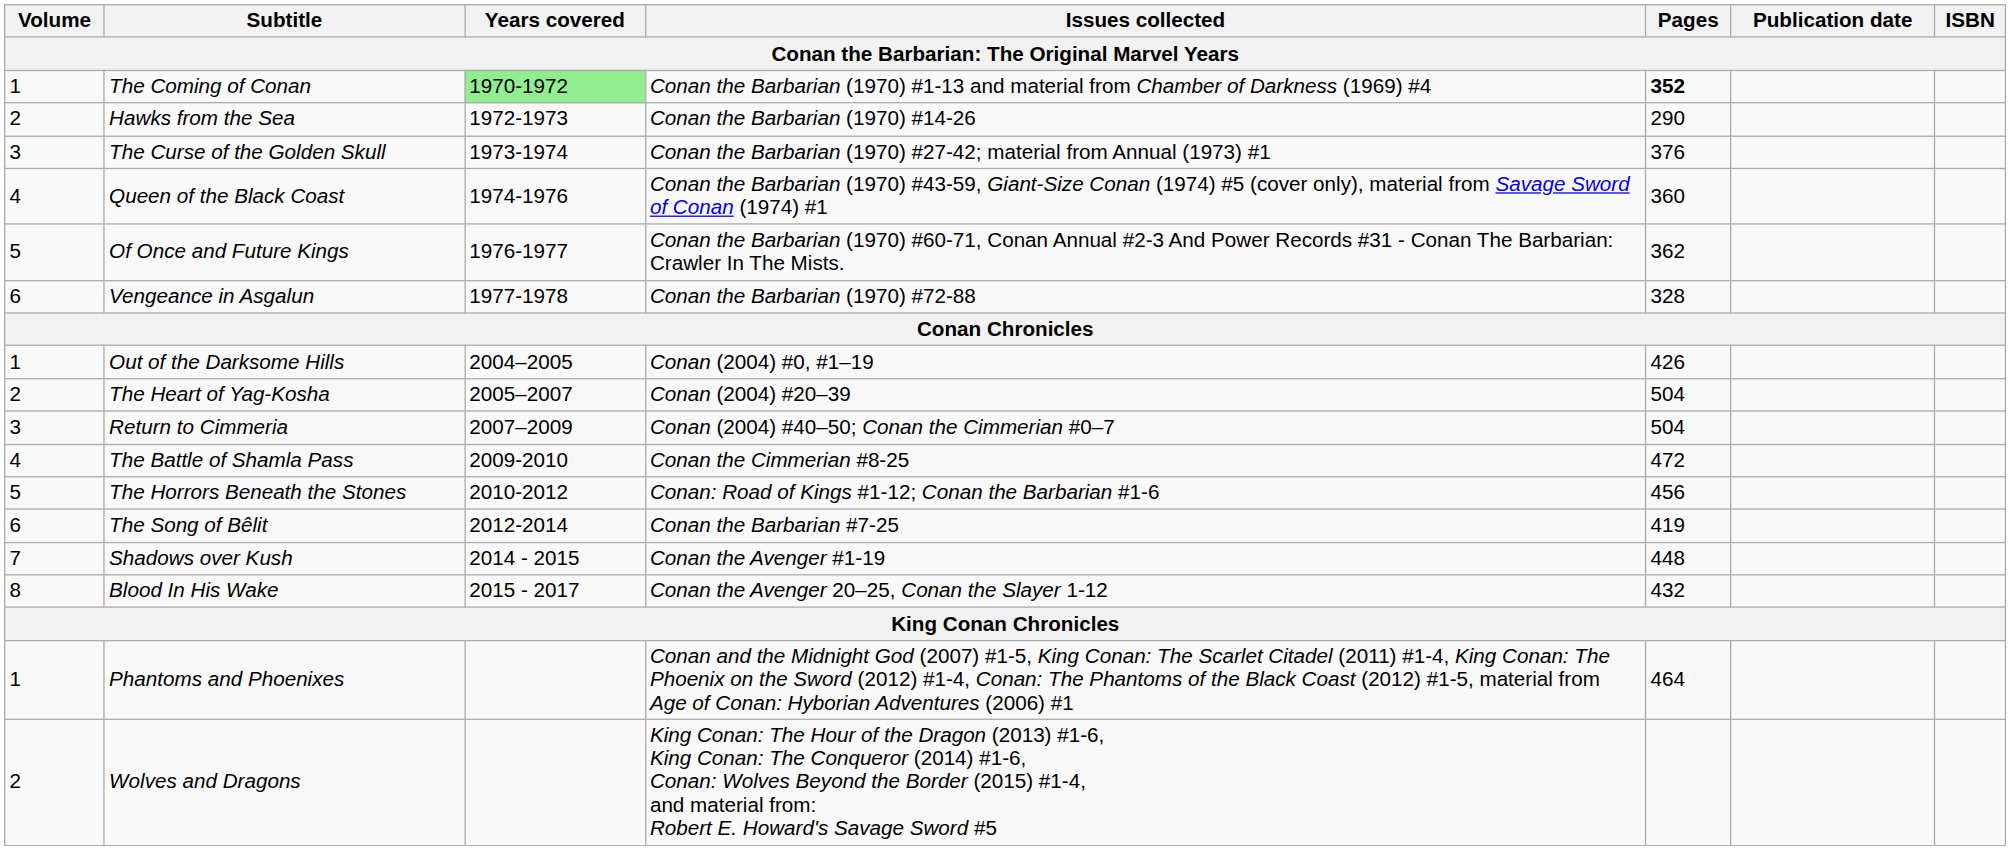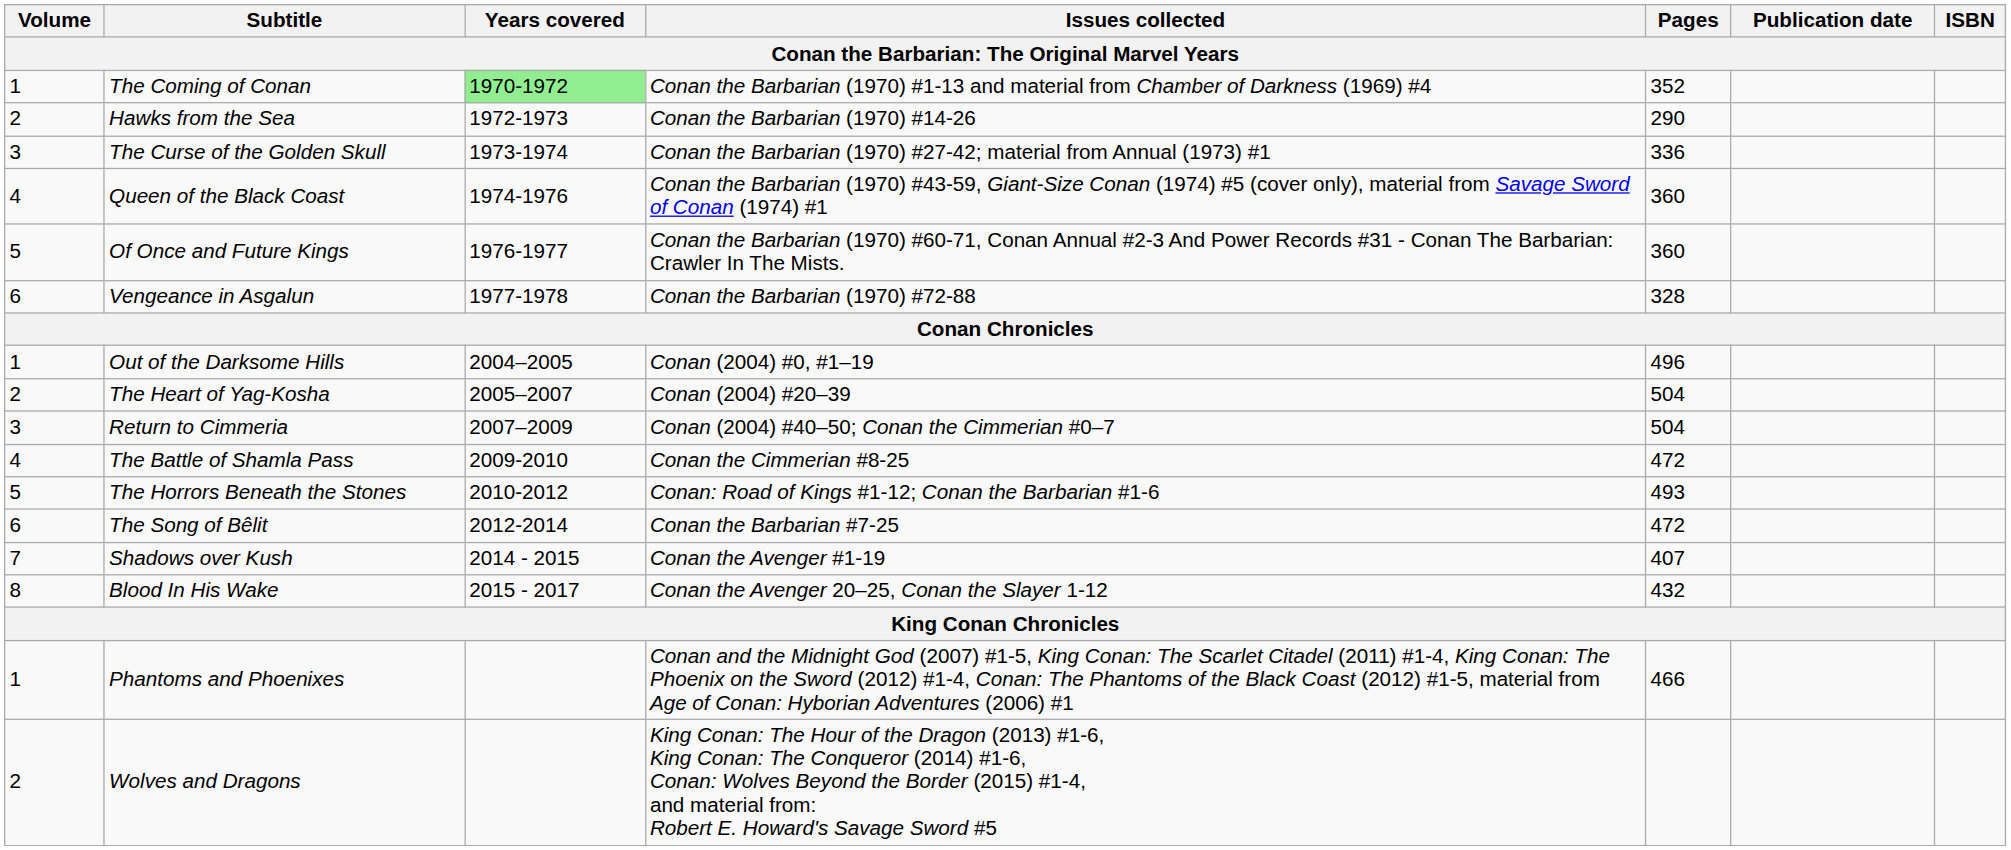(1668, 86) bold -> (1668, 86) normal
(1668, 151) 376 -> (1668, 151) 336
(1668, 252) 362 -> (1668, 252) 360
(1668, 361) 426 -> (1668, 361) 496
(1668, 492) 456 -> (1668, 492) 493
(1668, 525) 419 -> (1668, 525) 472
(1668, 558) 448 -> (1668, 558) 407
(1668, 679) 464 -> (1668, 679) 466
